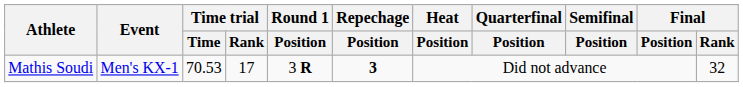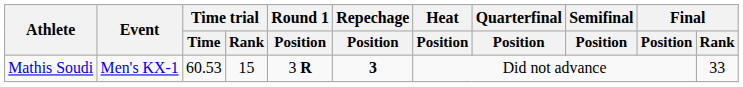(204, 68) 70.53 -> (204, 68) 60.53
(246, 68) 17 -> (246, 68) 15
(717, 68) 32 -> (717, 68) 33
